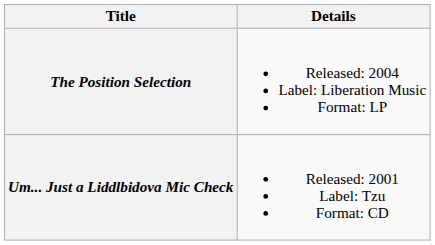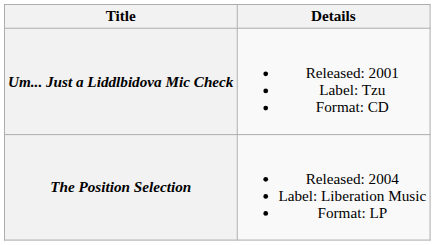rows swapped: (121, 187) <-> (121, 81)
